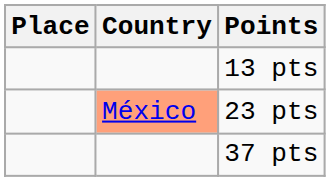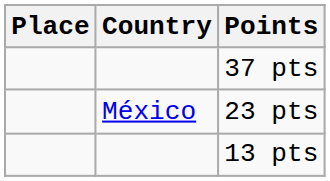rows swapped: (271, 69) <-> (271, 154)
(149, 111) lightsalmon background -> (149, 111) no background
